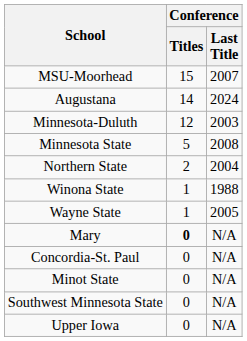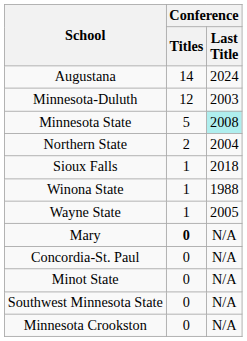- row: (85, 76)
(224, 144) no background -> (224, 122) paleturquoise background
+ row: (85, 167)
- row: (85, 325)
+ row: (85, 325)
